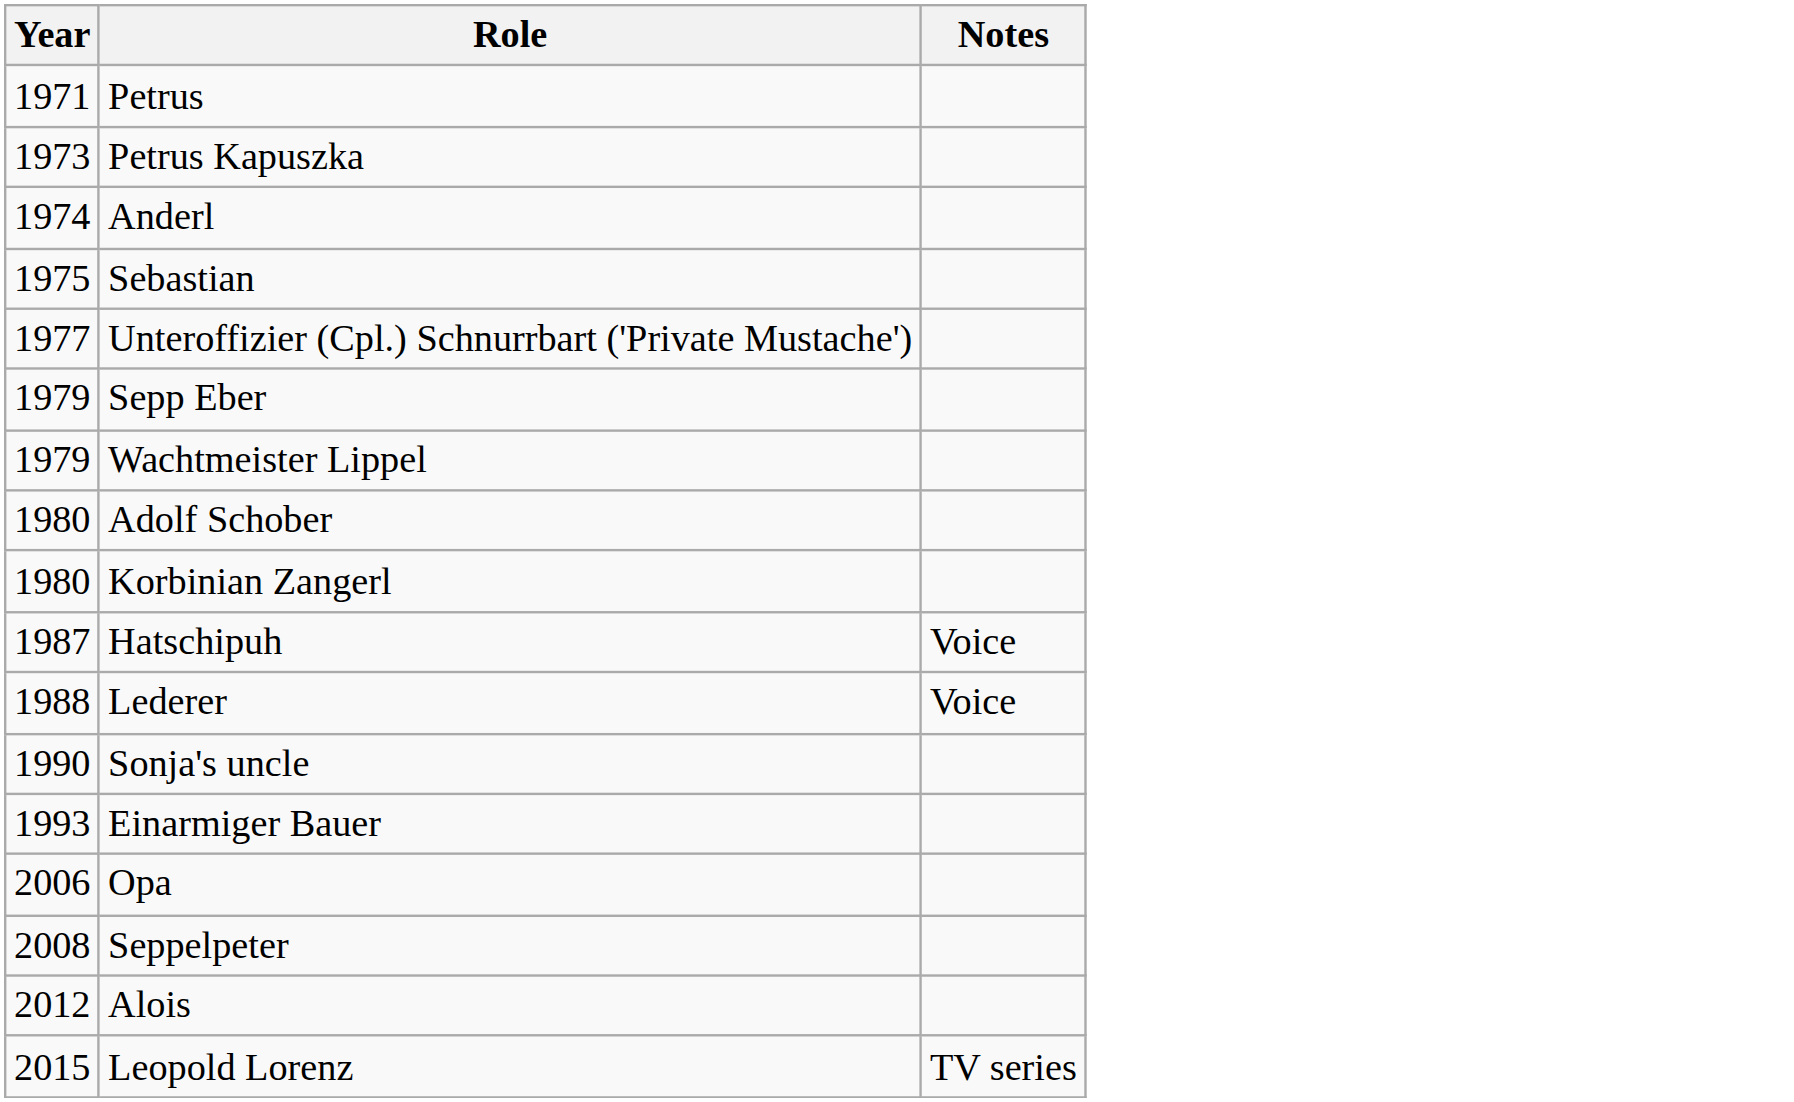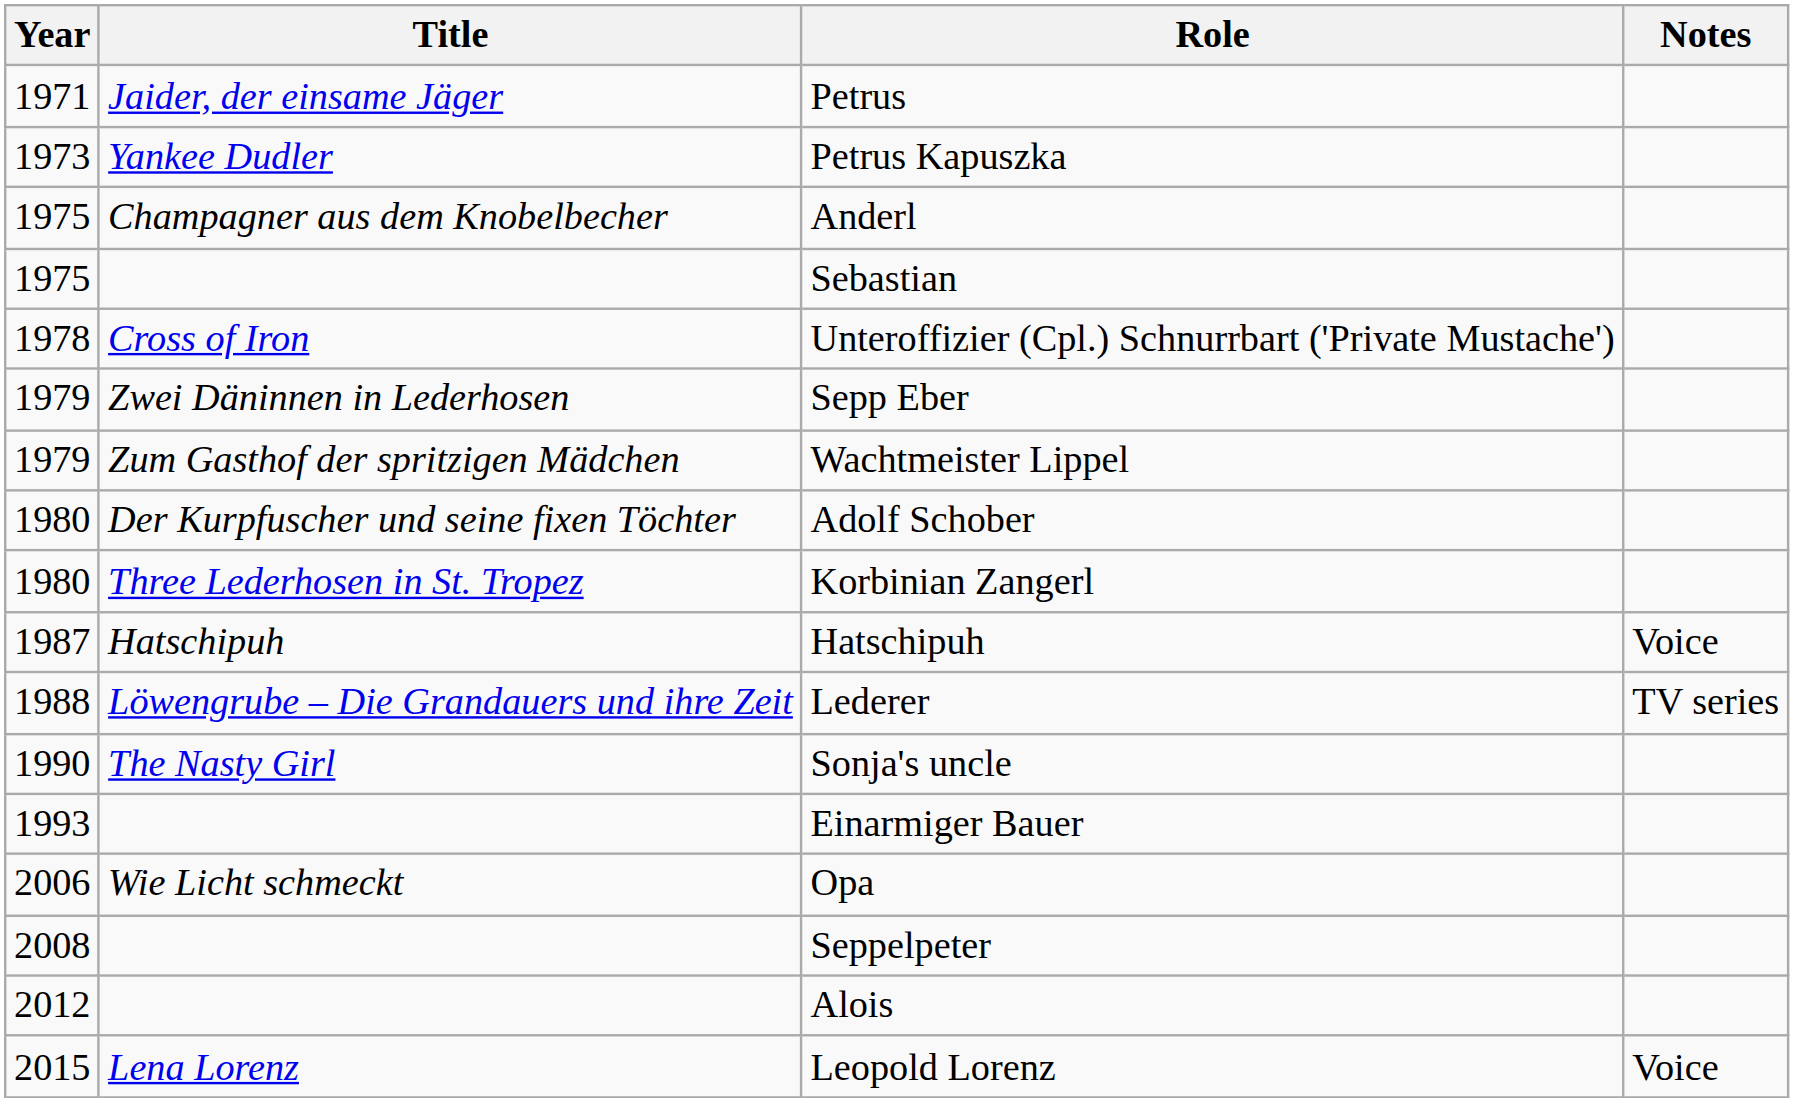+ column: (451, 34)
(52, 216) 1974 -> (52, 216) 1975
(52, 338) 1977 -> (52, 338) 1978
(973, 701) Voice -> (1706, 701) TV series
(1003, 1065) TV series -> (1675, 1065) Voice
